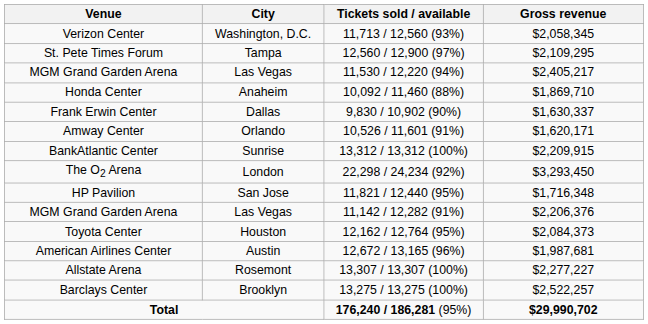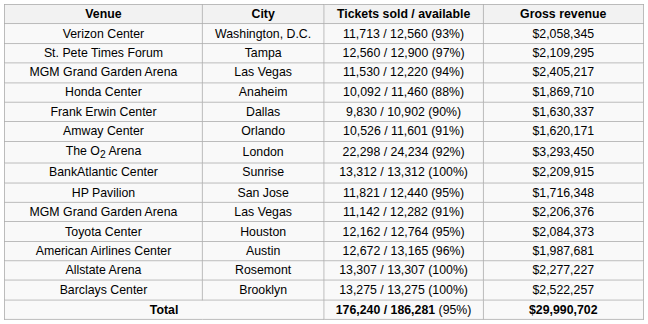rows swapped: (103, 151) <-> (103, 172)
